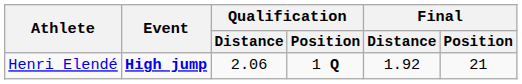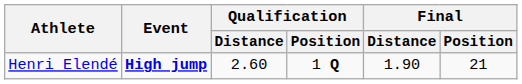(249, 65) 2.06 -> (249, 65) 2.60
(402, 65) 1.92 -> (402, 65) 1.90
